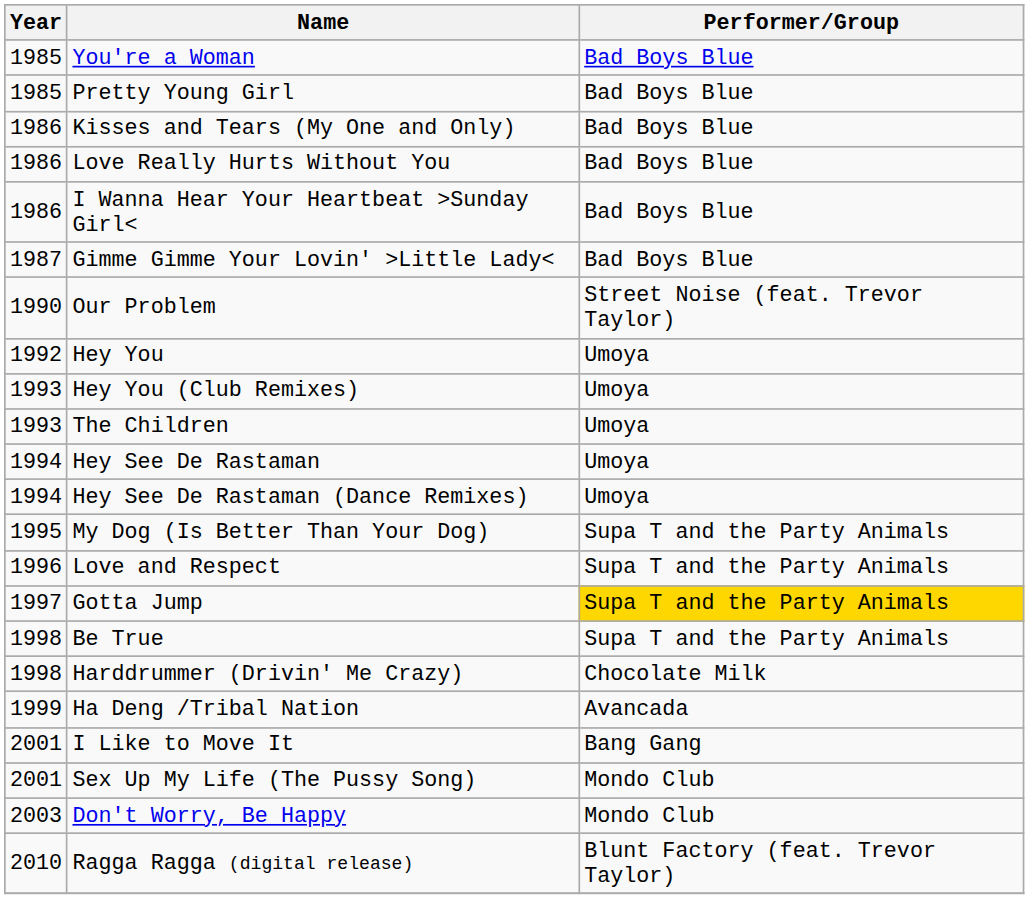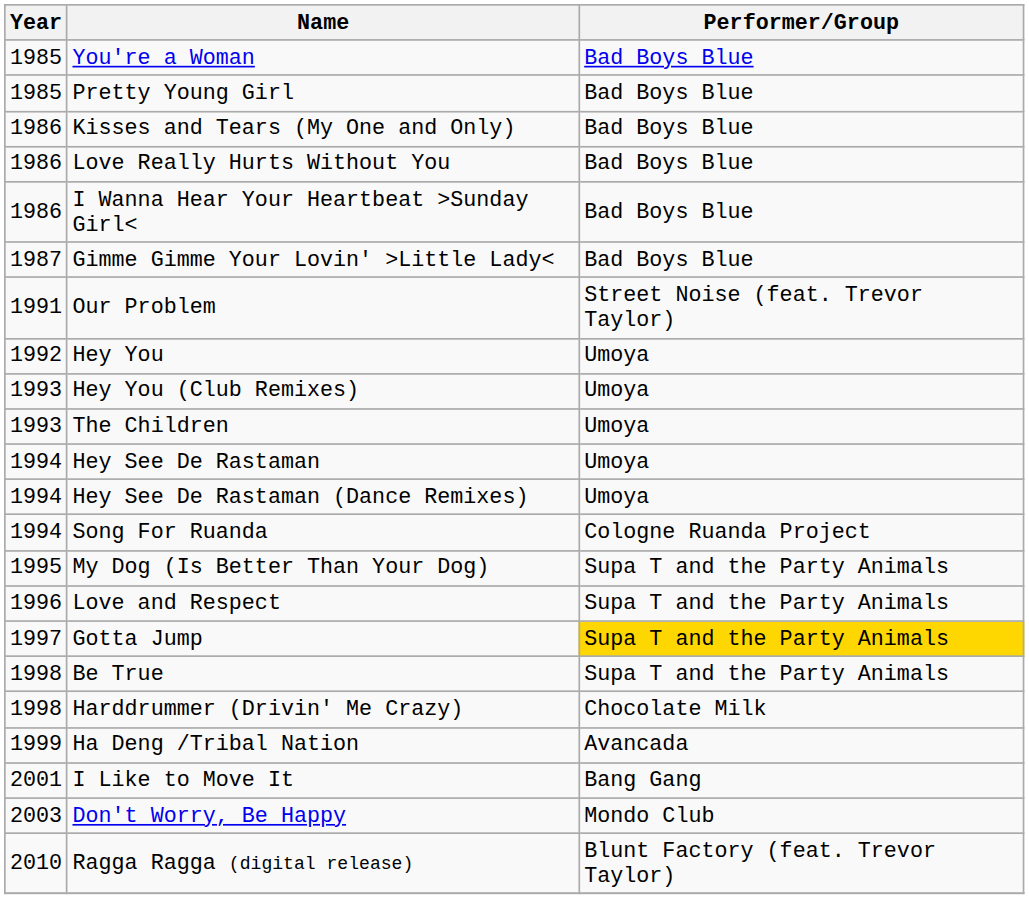(36, 308) 1990 -> (36, 308) 1991
+ row: (170, 533)
- row: (274, 780)
